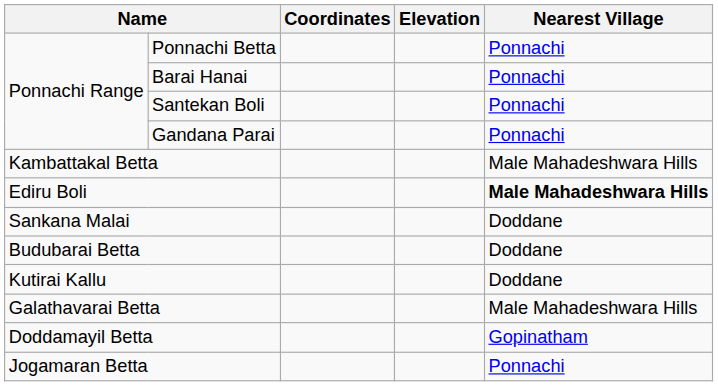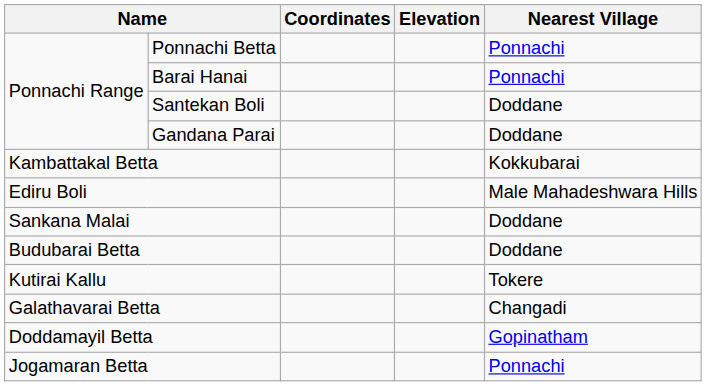(527, 105) Ponnachi -> (526, 105) Doddane
(527, 134) Ponnachi -> (526, 134) Doddane
(593, 163) Male Mahadeshwara Hills -> (534, 163) Kokkubarai
(599, 192) bold -> (593, 192) normal
(526, 279) Doddane -> (516, 279) Tokere
(593, 308) Male Mahadeshwara Hills -> (528, 308) Changadi
